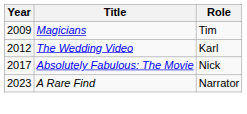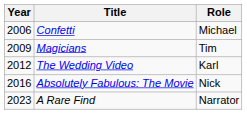+ row: (56, 30)
(19, 65) 2017 -> (19, 83) 2016
